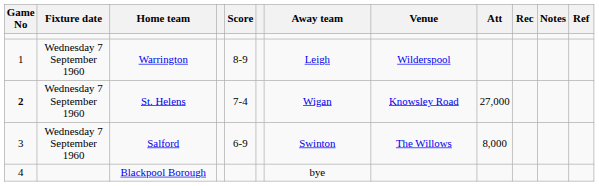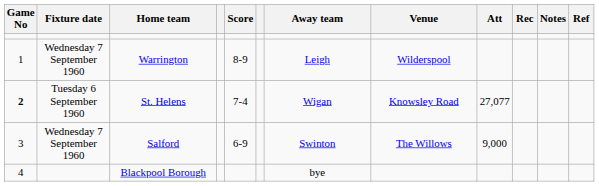(74, 101) Wednesday 7 September 1960 -> (74, 101) Tuesday 6 September 1960
(495, 101) 27,000 -> (495, 101) 27,077
(495, 143) 8,000 -> (495, 143) 9,000
